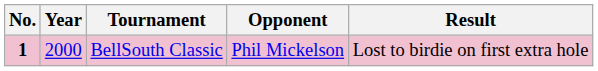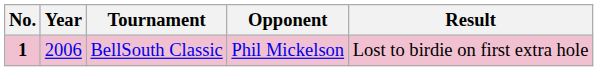(63, 50) 2000 -> (63, 50) 2006
